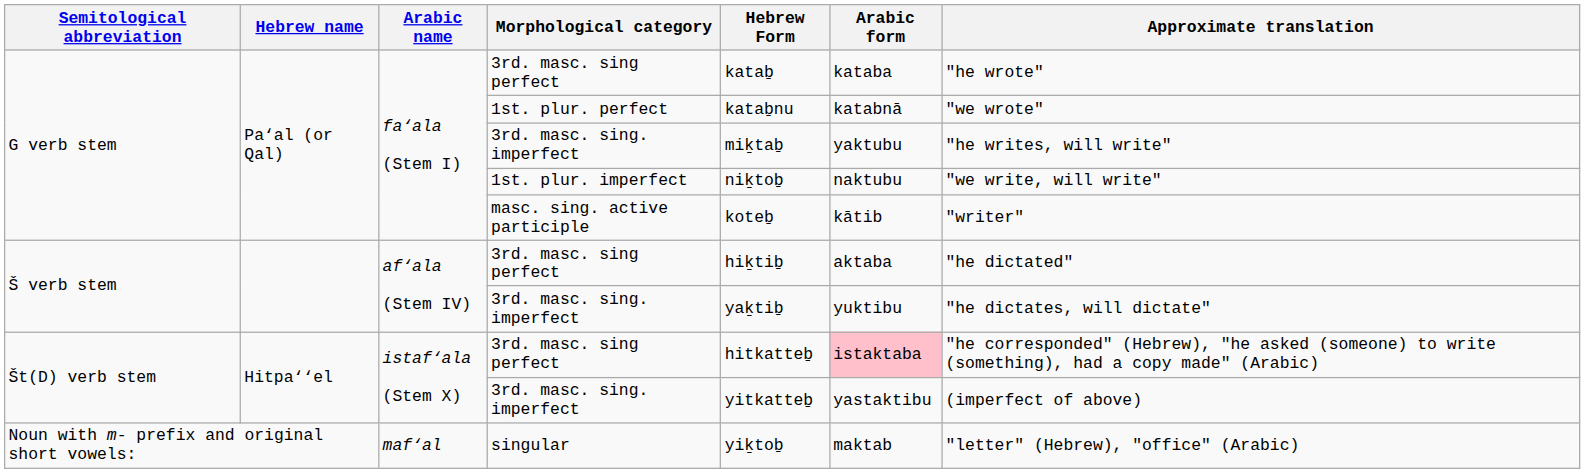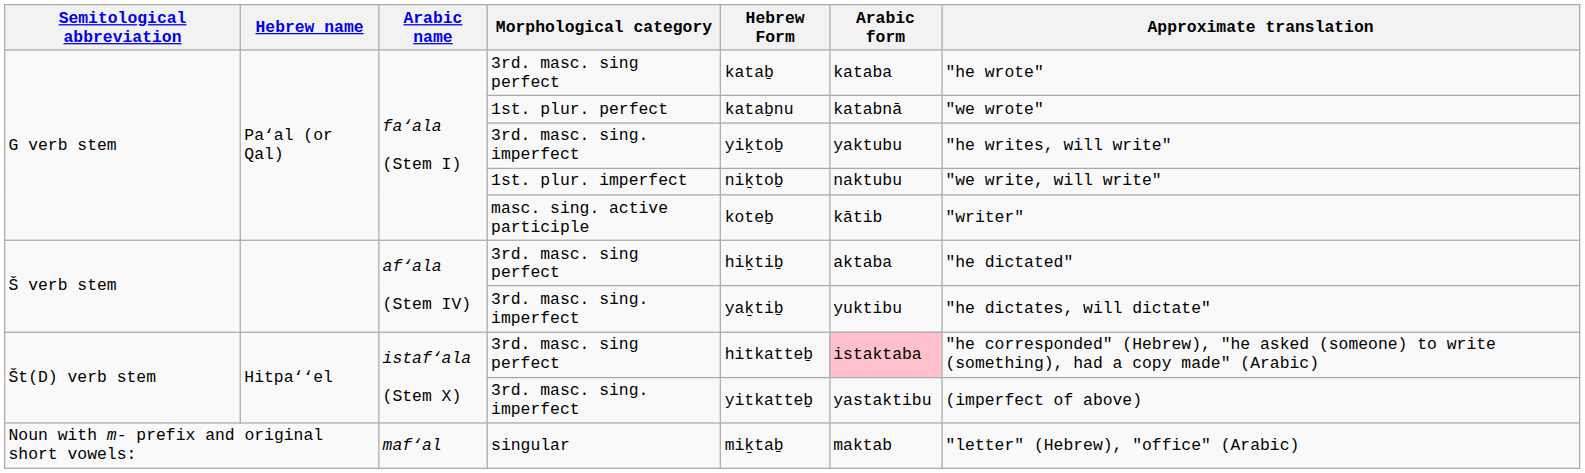(754, 145) miḵtaḇ -> (754, 145) yiḵtoḇ
(754, 446) yiḵtoḇ -> (754, 446) miḵtaḇ
